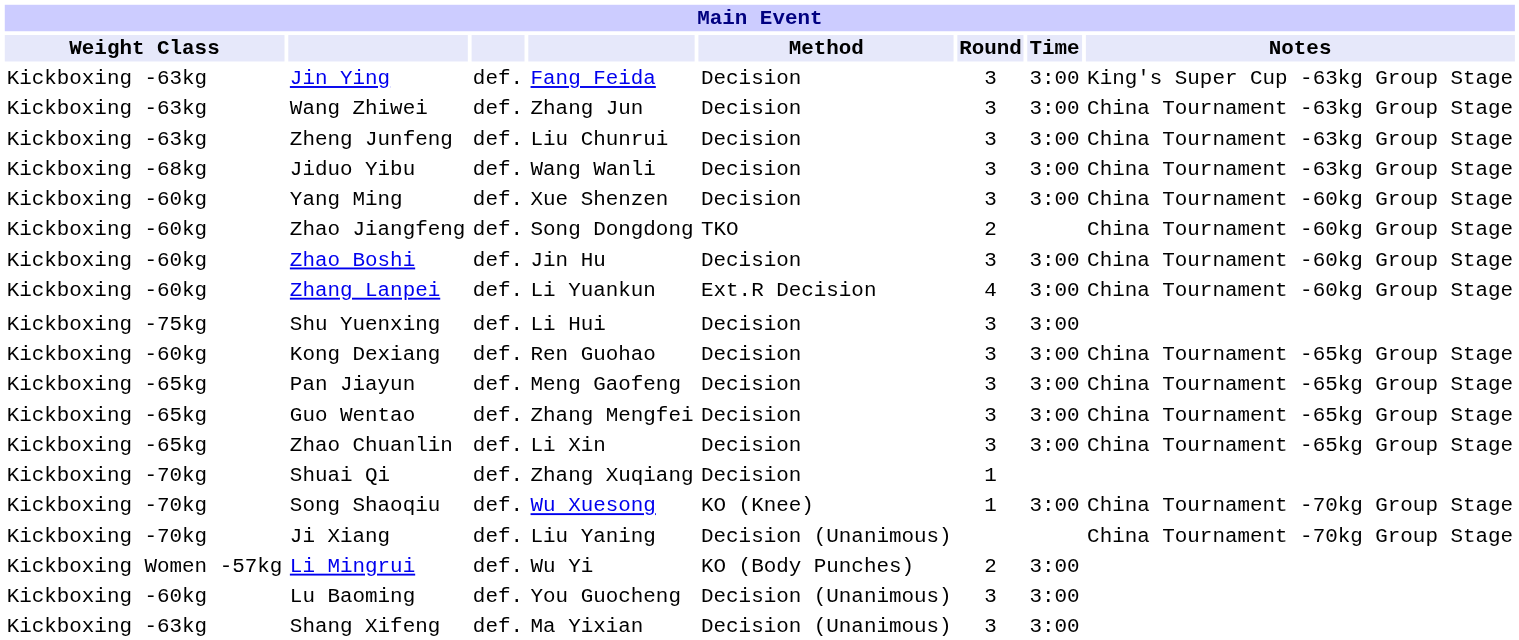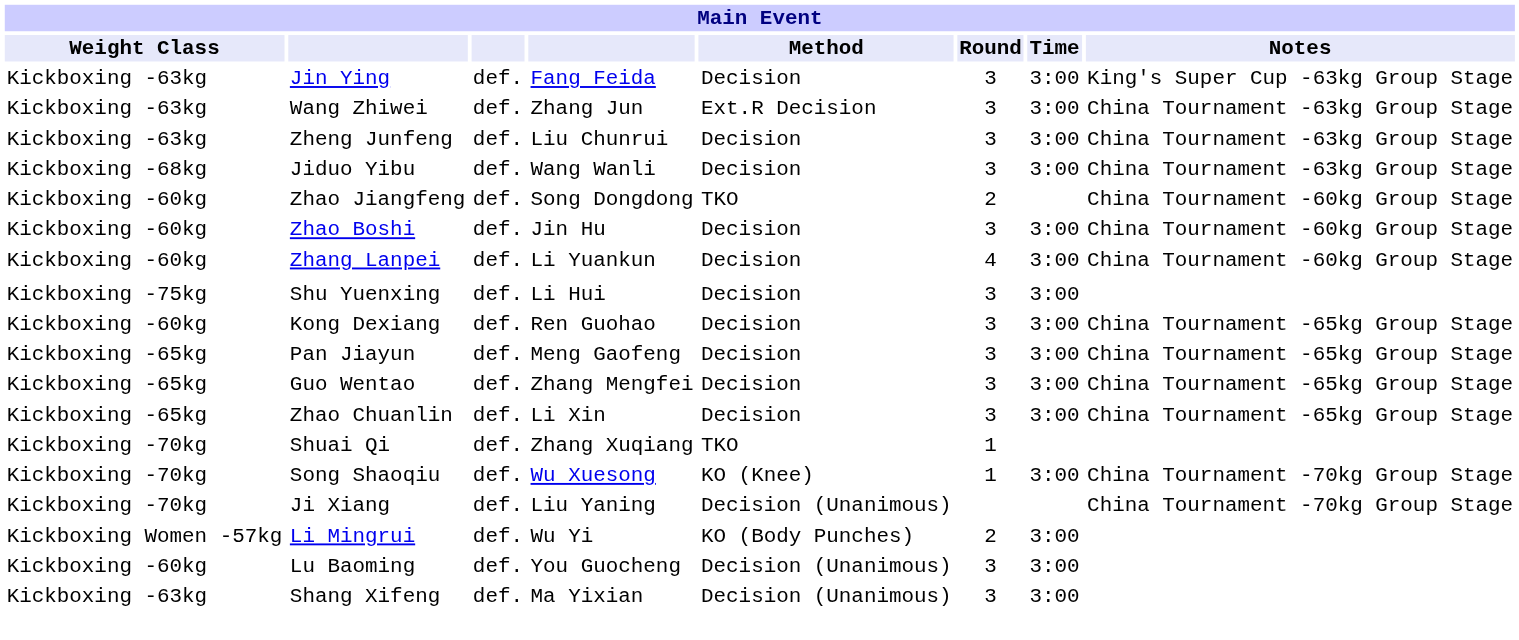(751, 109) Decision -> (789, 109) Ext.R Decision
- row: (346, 199)
(789, 290) Ext.R Decision -> (751, 260) Decision
(751, 475) Decision -> (720, 445) TKO
